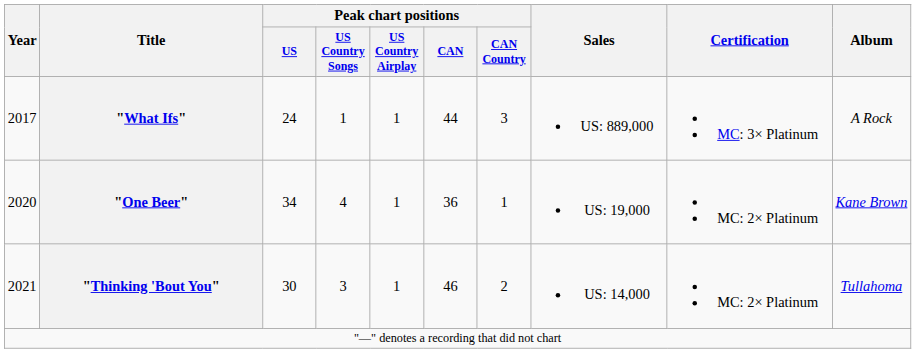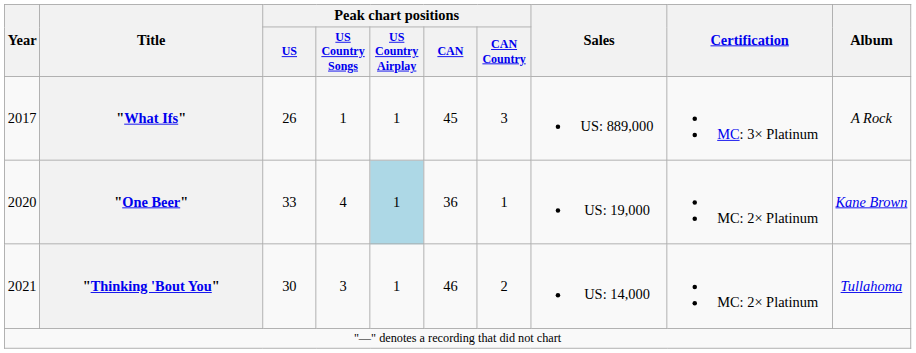(289, 118) 24 -> (289, 118) 26
(450, 118) 44 -> (450, 118) 45
(289, 202) 34 -> (289, 202) 33
(397, 202) no background -> (397, 202) lightblue background
